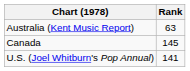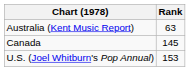(170, 58) 141 -> (170, 58) 153
